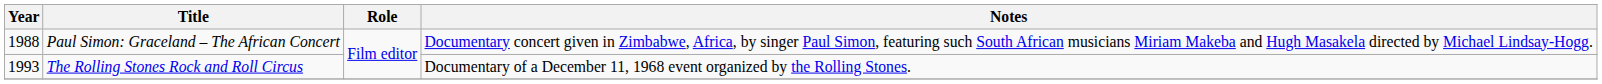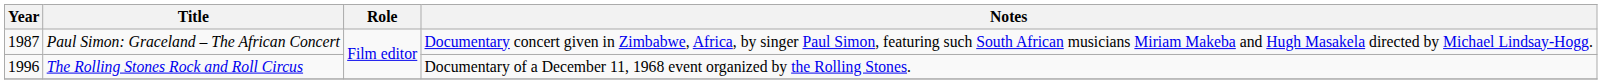(24, 41) 1988 -> (24, 41) 1987
(24, 66) 1993 -> (24, 66) 1996
